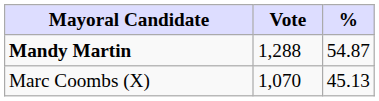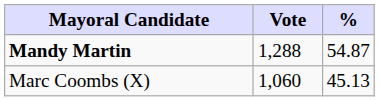(279, 80) 1,070 -> (279, 80) 1,060
